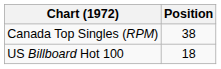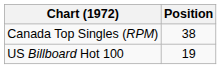(189, 53) 18 -> (189, 53) 19
